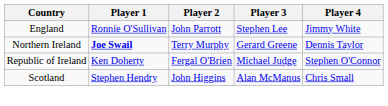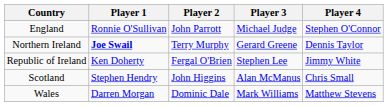(262, 28) Stephen Lee -> (267, 28) Michael Judge
(333, 28) Jimmy White -> (343, 28) Stephen O'Connor
(267, 61) Michael Judge -> (262, 61) Stephen Lee
(343, 61) Stephen O'Connor -> (333, 61) Jimmy White
+ row: (46, 93)
